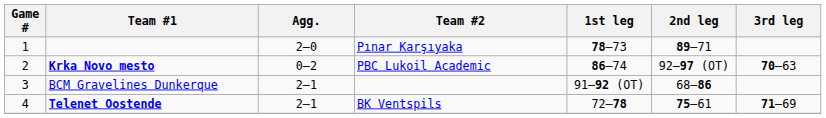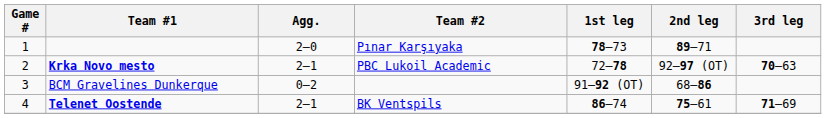(306, 66) 0–2 -> (306, 66) 2–1
(609, 66) 86–74 -> (609, 66) 72–78
(306, 85) 2–1 -> (306, 85) 0–2
(609, 104) 72–78 -> (609, 104) 86–74
